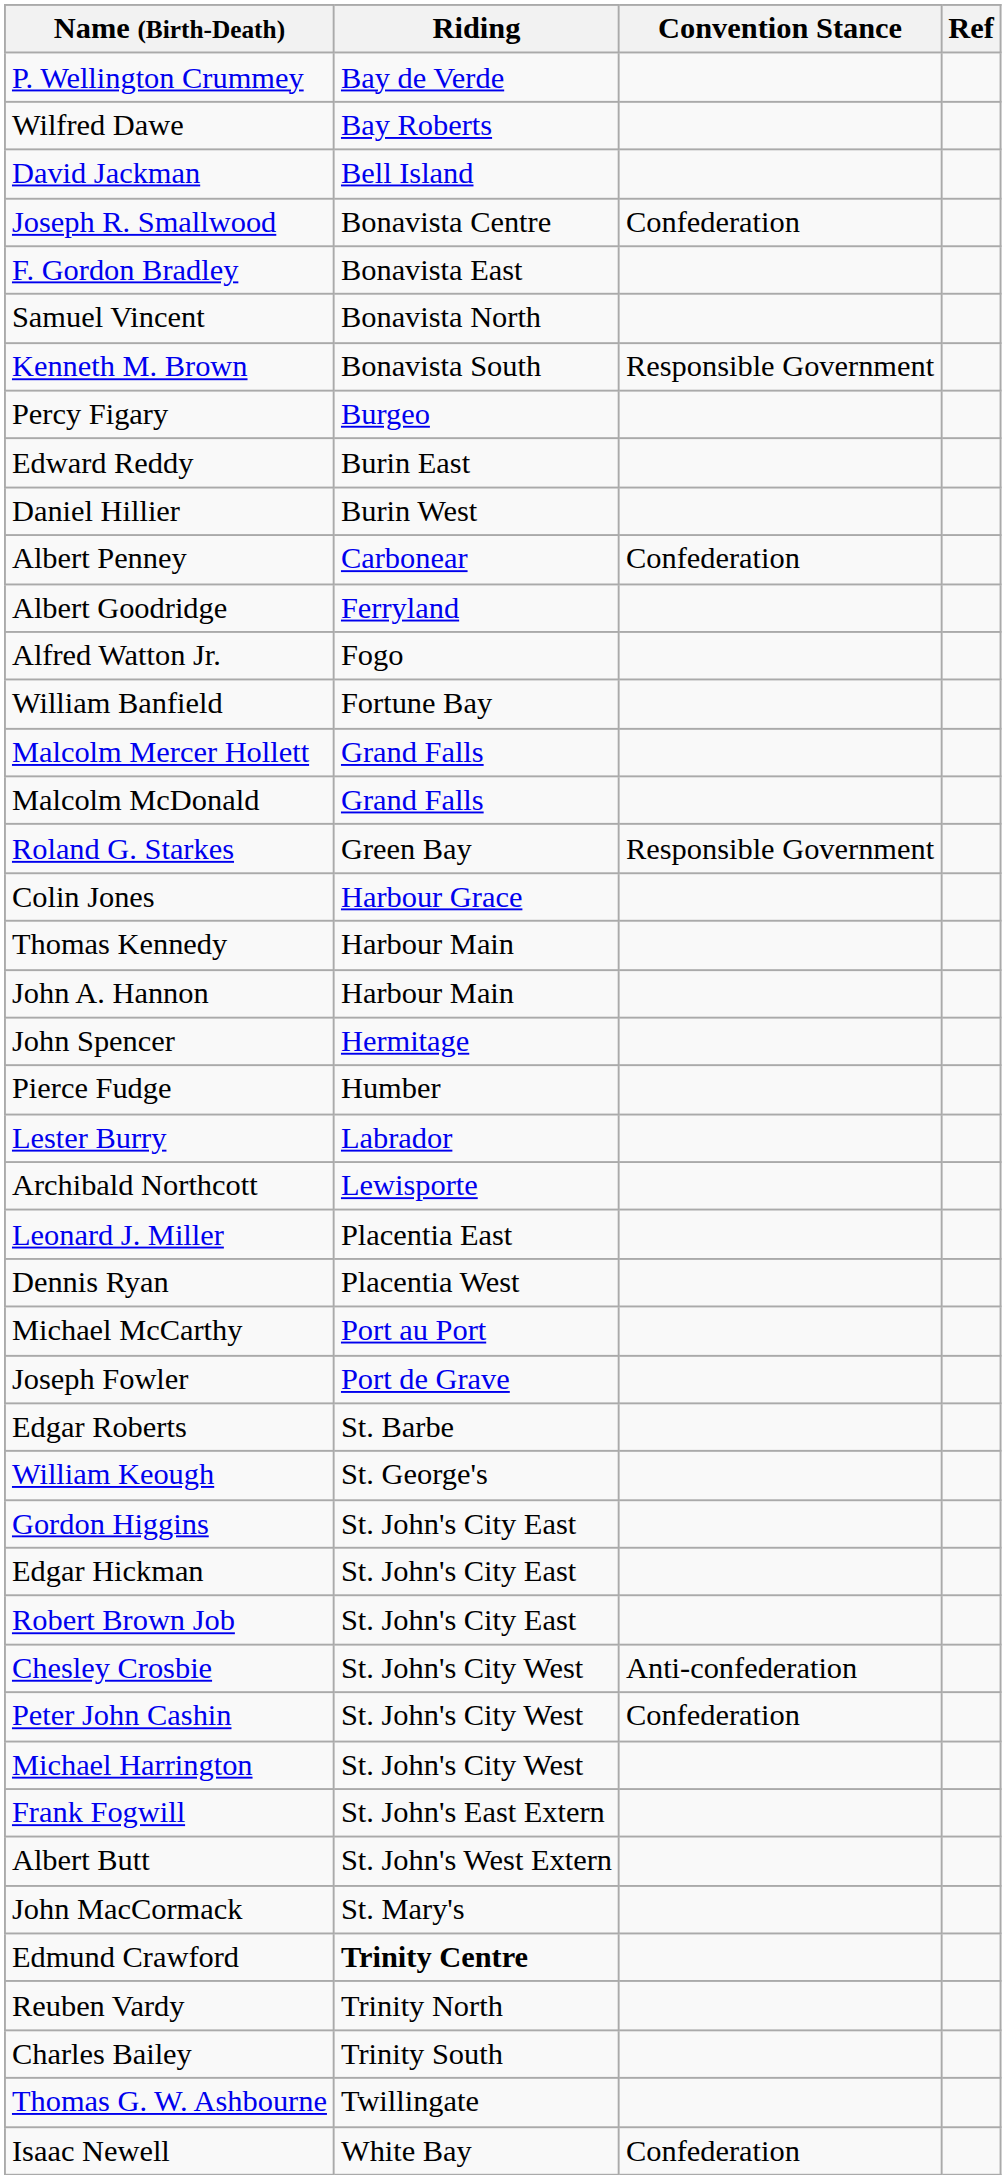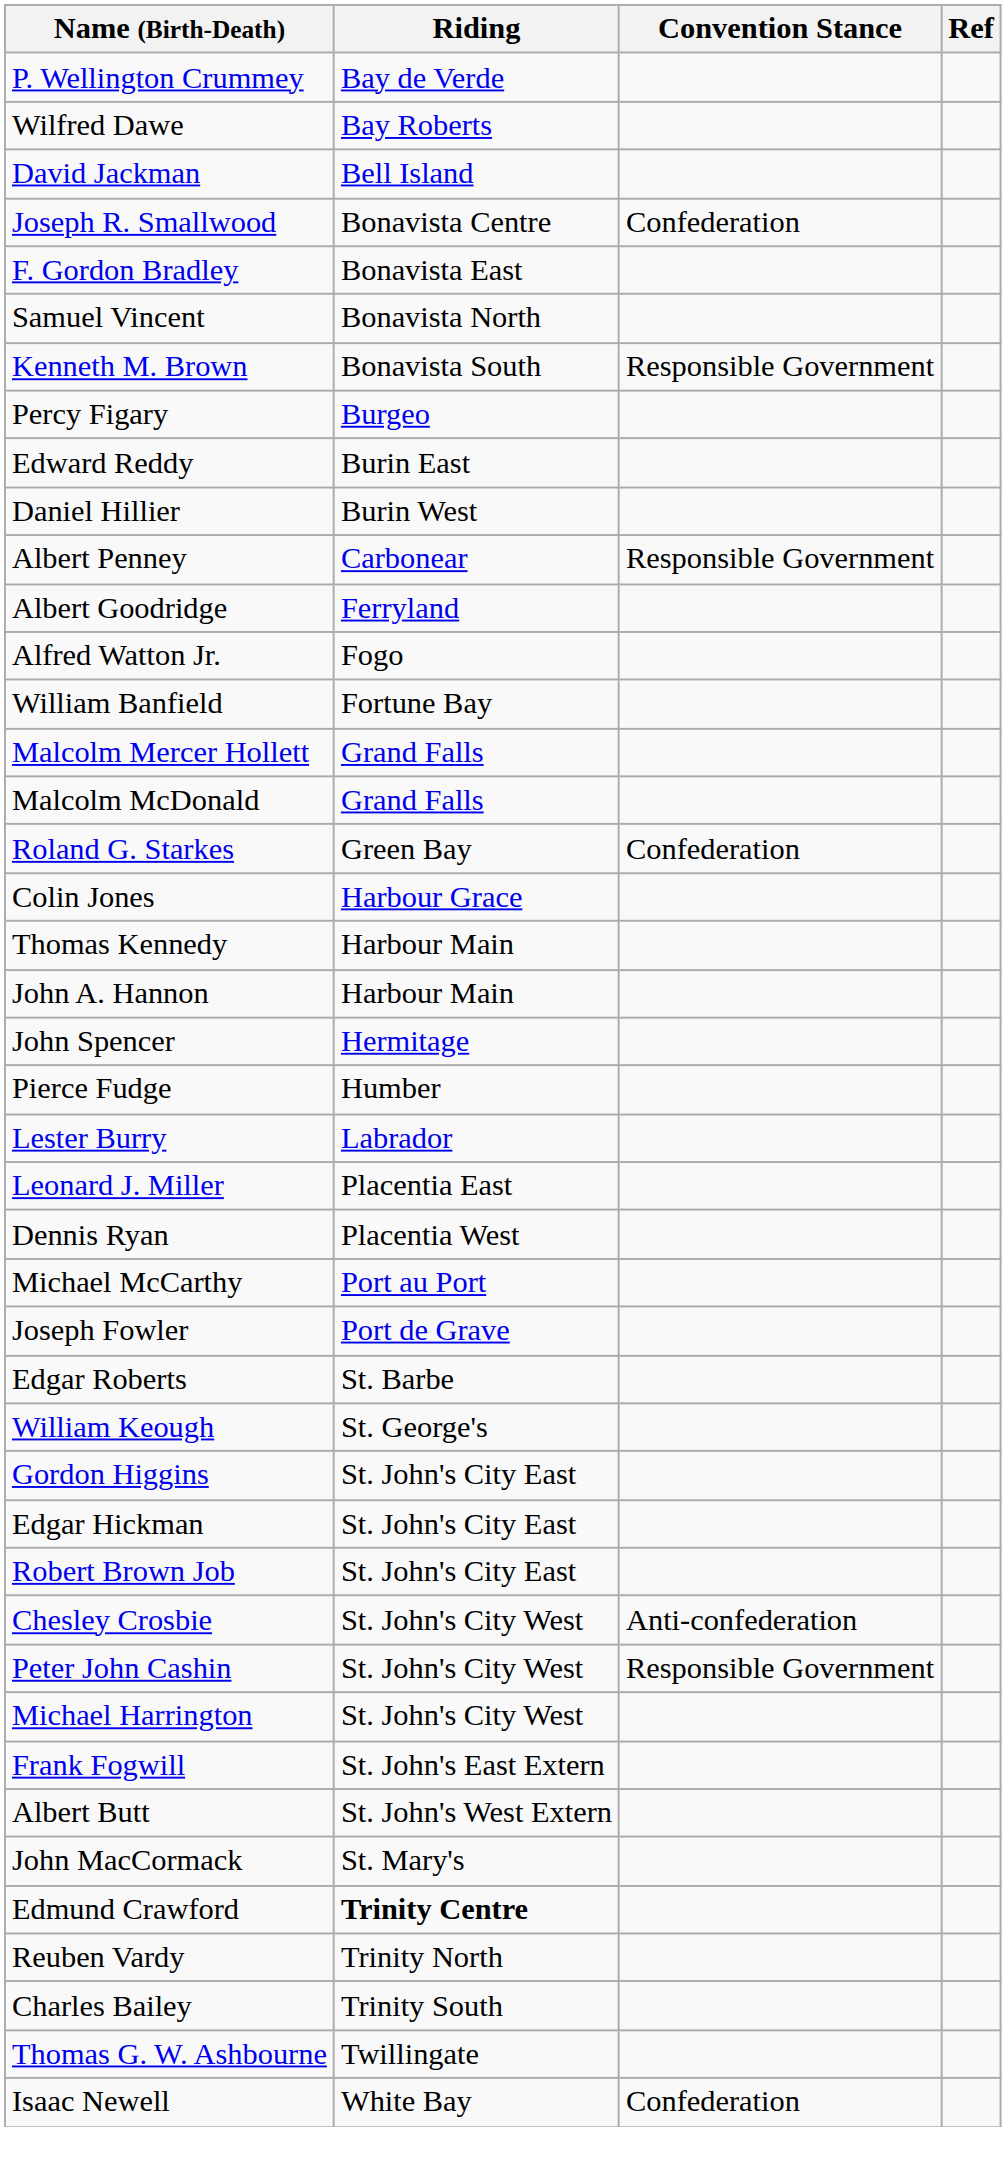(713, 558) Confederation -> (780, 558) Responsible Government
(780, 848) Responsible Government -> (713, 848) Confederation
- row: (135, 1185)
(713, 1716) Confederation -> (780, 1667) Responsible Government
